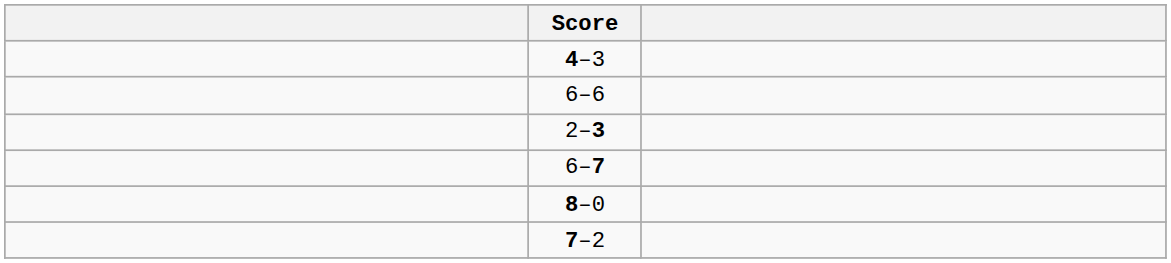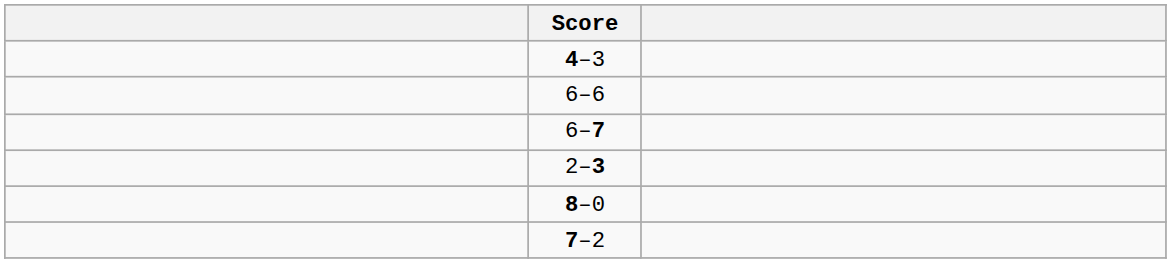rows swapped: (585, 168) <-> (585, 132)
